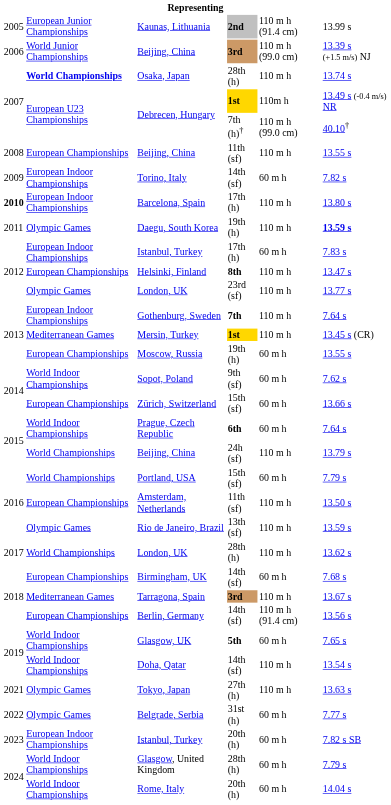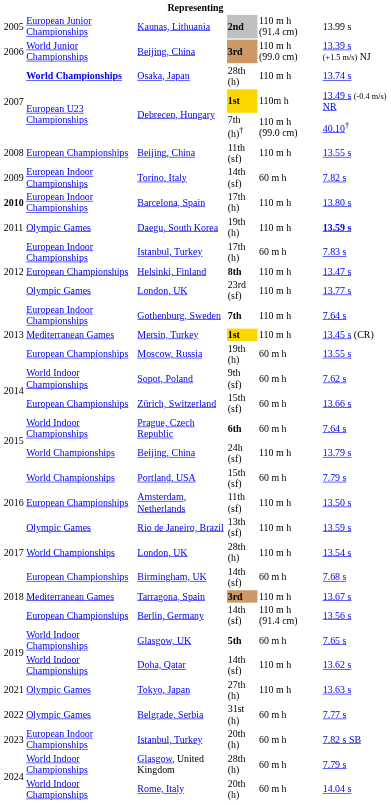(337, 552) 13.62 s -> (337, 552) 13.54 s
(337, 665) 13.54 s -> (337, 665) 13.62 s
